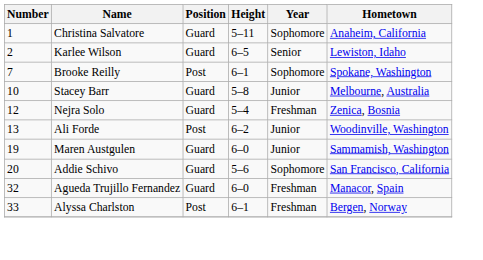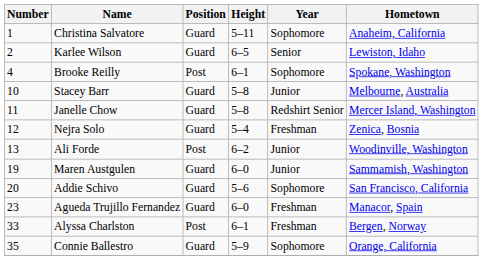(10, 72) 7 -> (10, 72) 4
+ row: (86, 110)
(13, 188) 32 -> (13, 207) 23
+ row: (94, 245)
